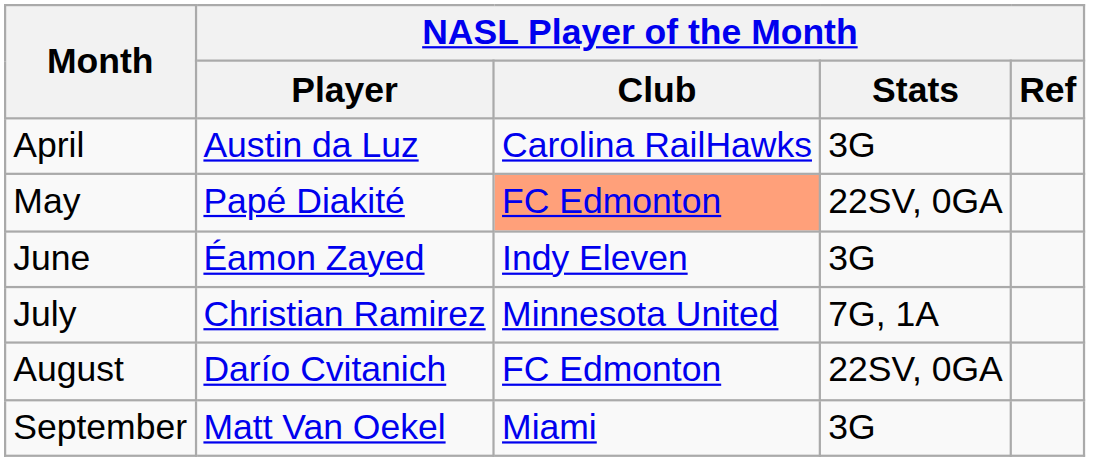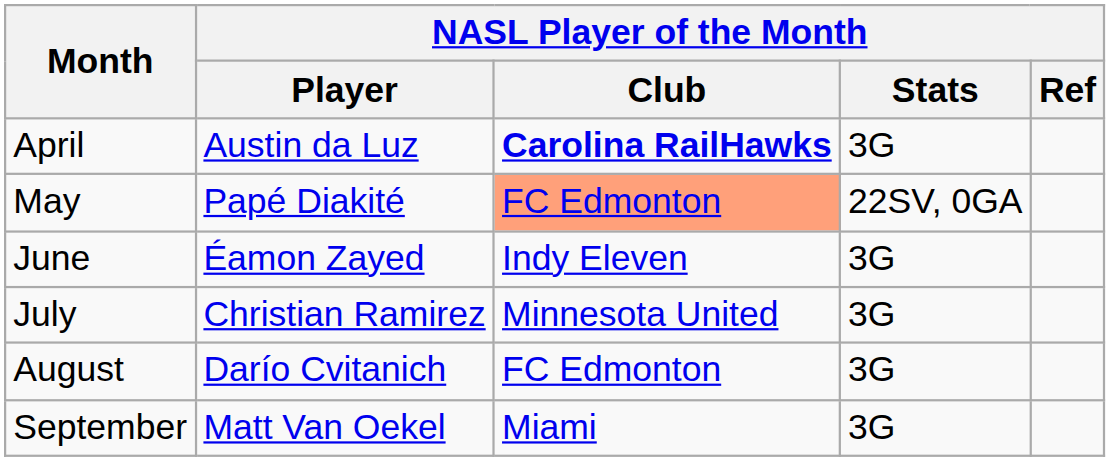(657, 145) normal -> (667, 145) bold
(884, 314) 7G, 1A -> (872, 314) 3G
(916, 370) 22SV, 0GA -> (872, 370) 3G
